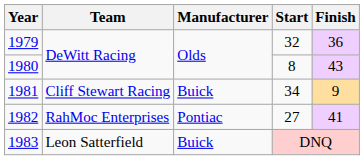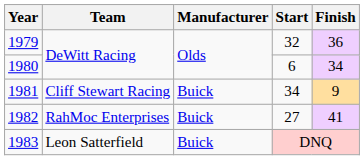(292, 67) 8 -> (292, 67) 6
(336, 67) 43 -> (336, 67) 34
(200, 117) Pontiac -> (195, 117) Buick
